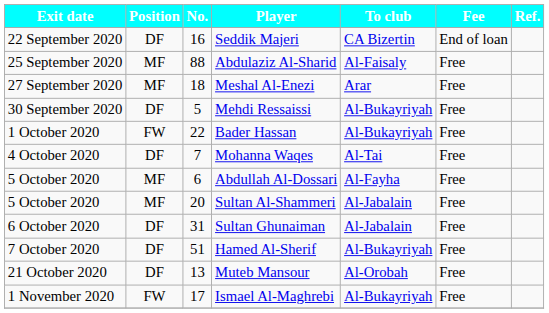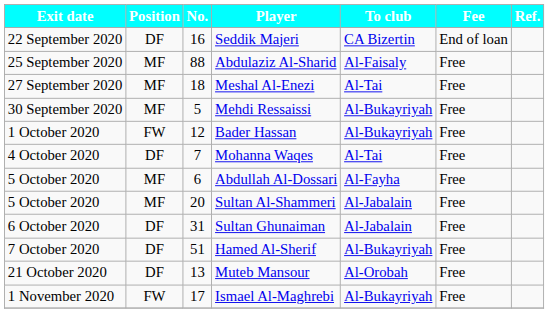(358, 86) Arar -> (363, 86) Al-Tai
(154, 109) DF -> (154, 109) MF
(197, 132) 22 -> (197, 132) 12
